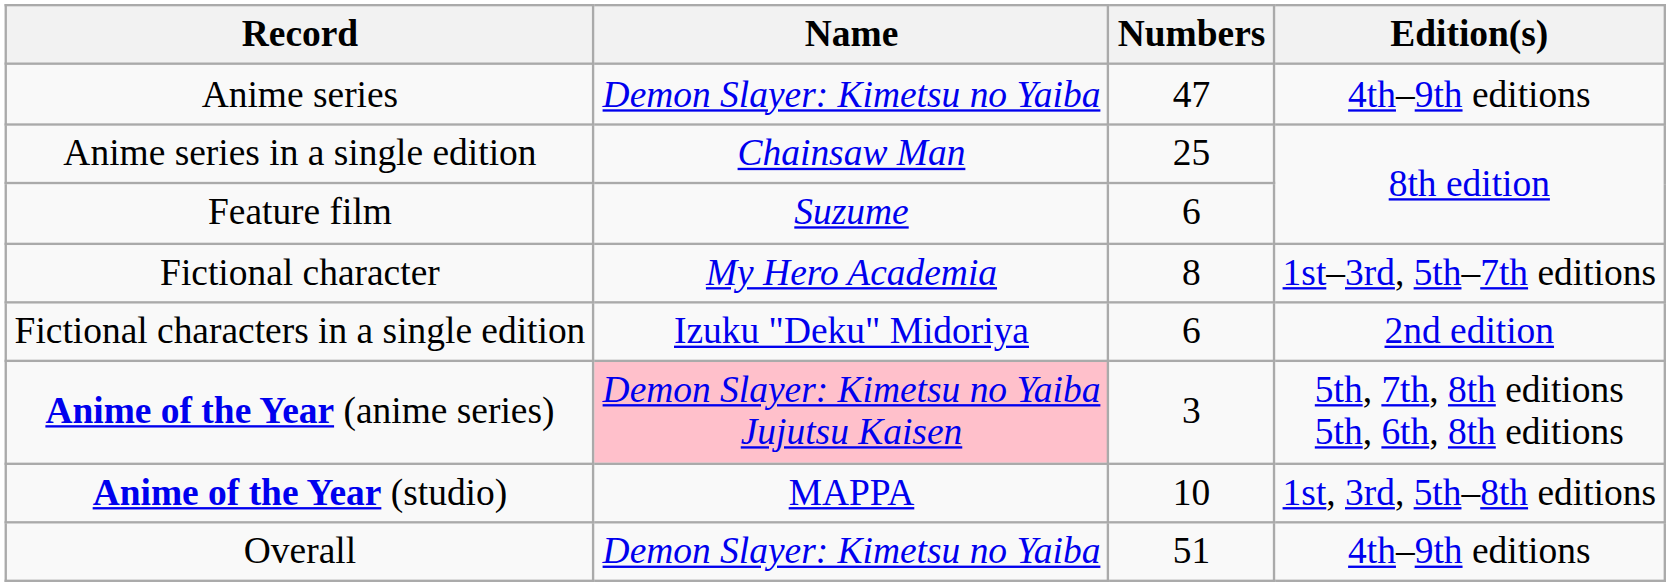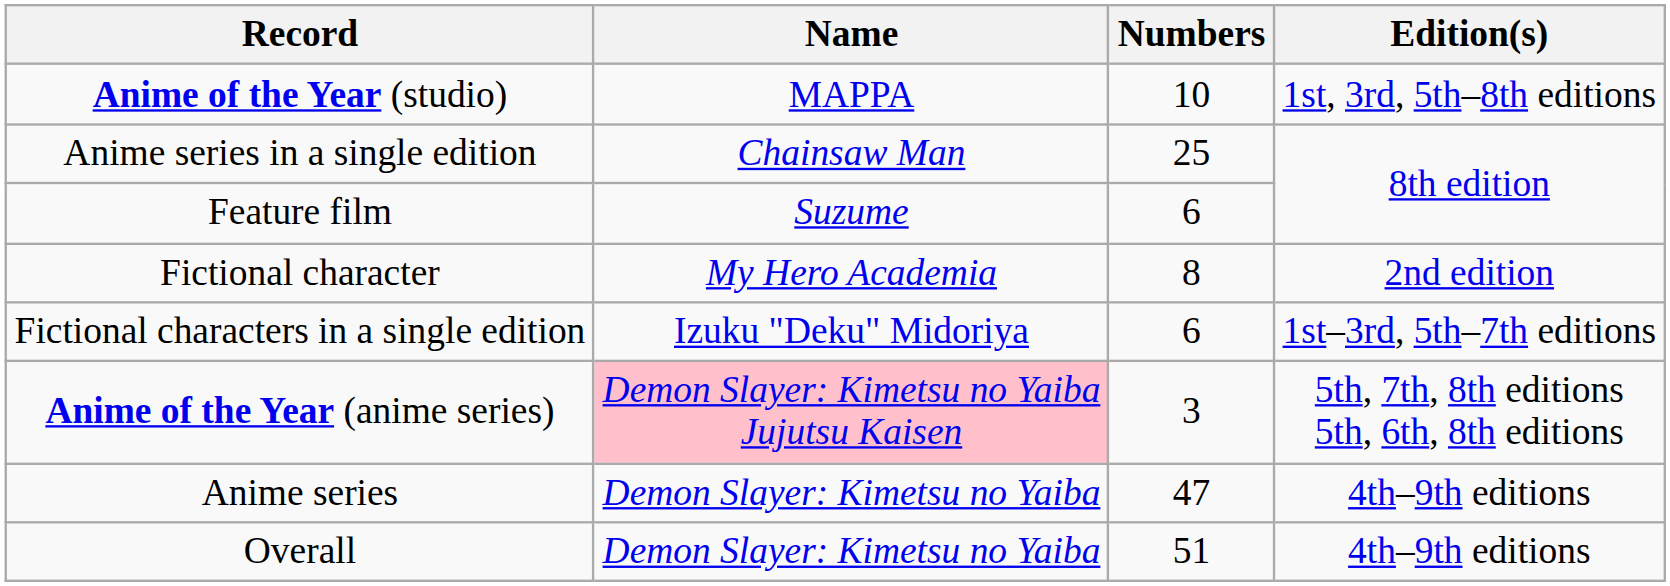rows swapped: (300, 93) <-> (300, 491)
(1469, 271) 1st–3rd, 5th–7th editions -> (1469, 271) 2nd edition
(1469, 331) 2nd edition -> (1469, 331) 1st–3rd, 5th–7th editions
